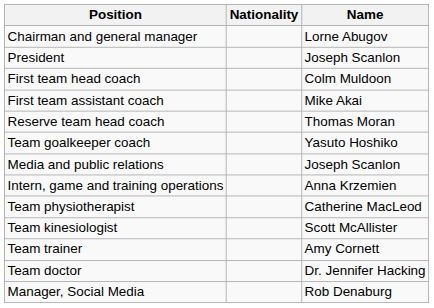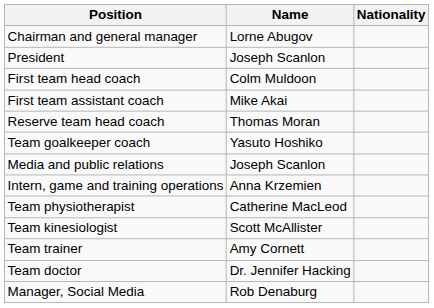columns swapped: (264, 15) <-> (365, 15)
